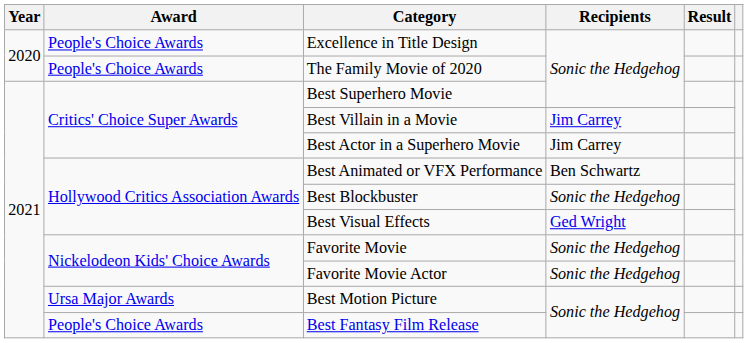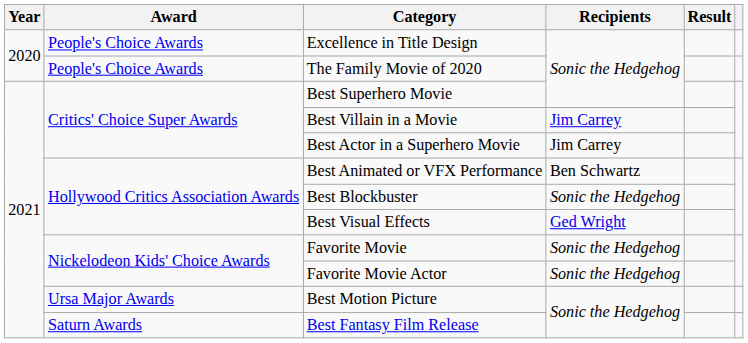(125, 324) People's Choice Awards -> (95, 324) Saturn Awards
